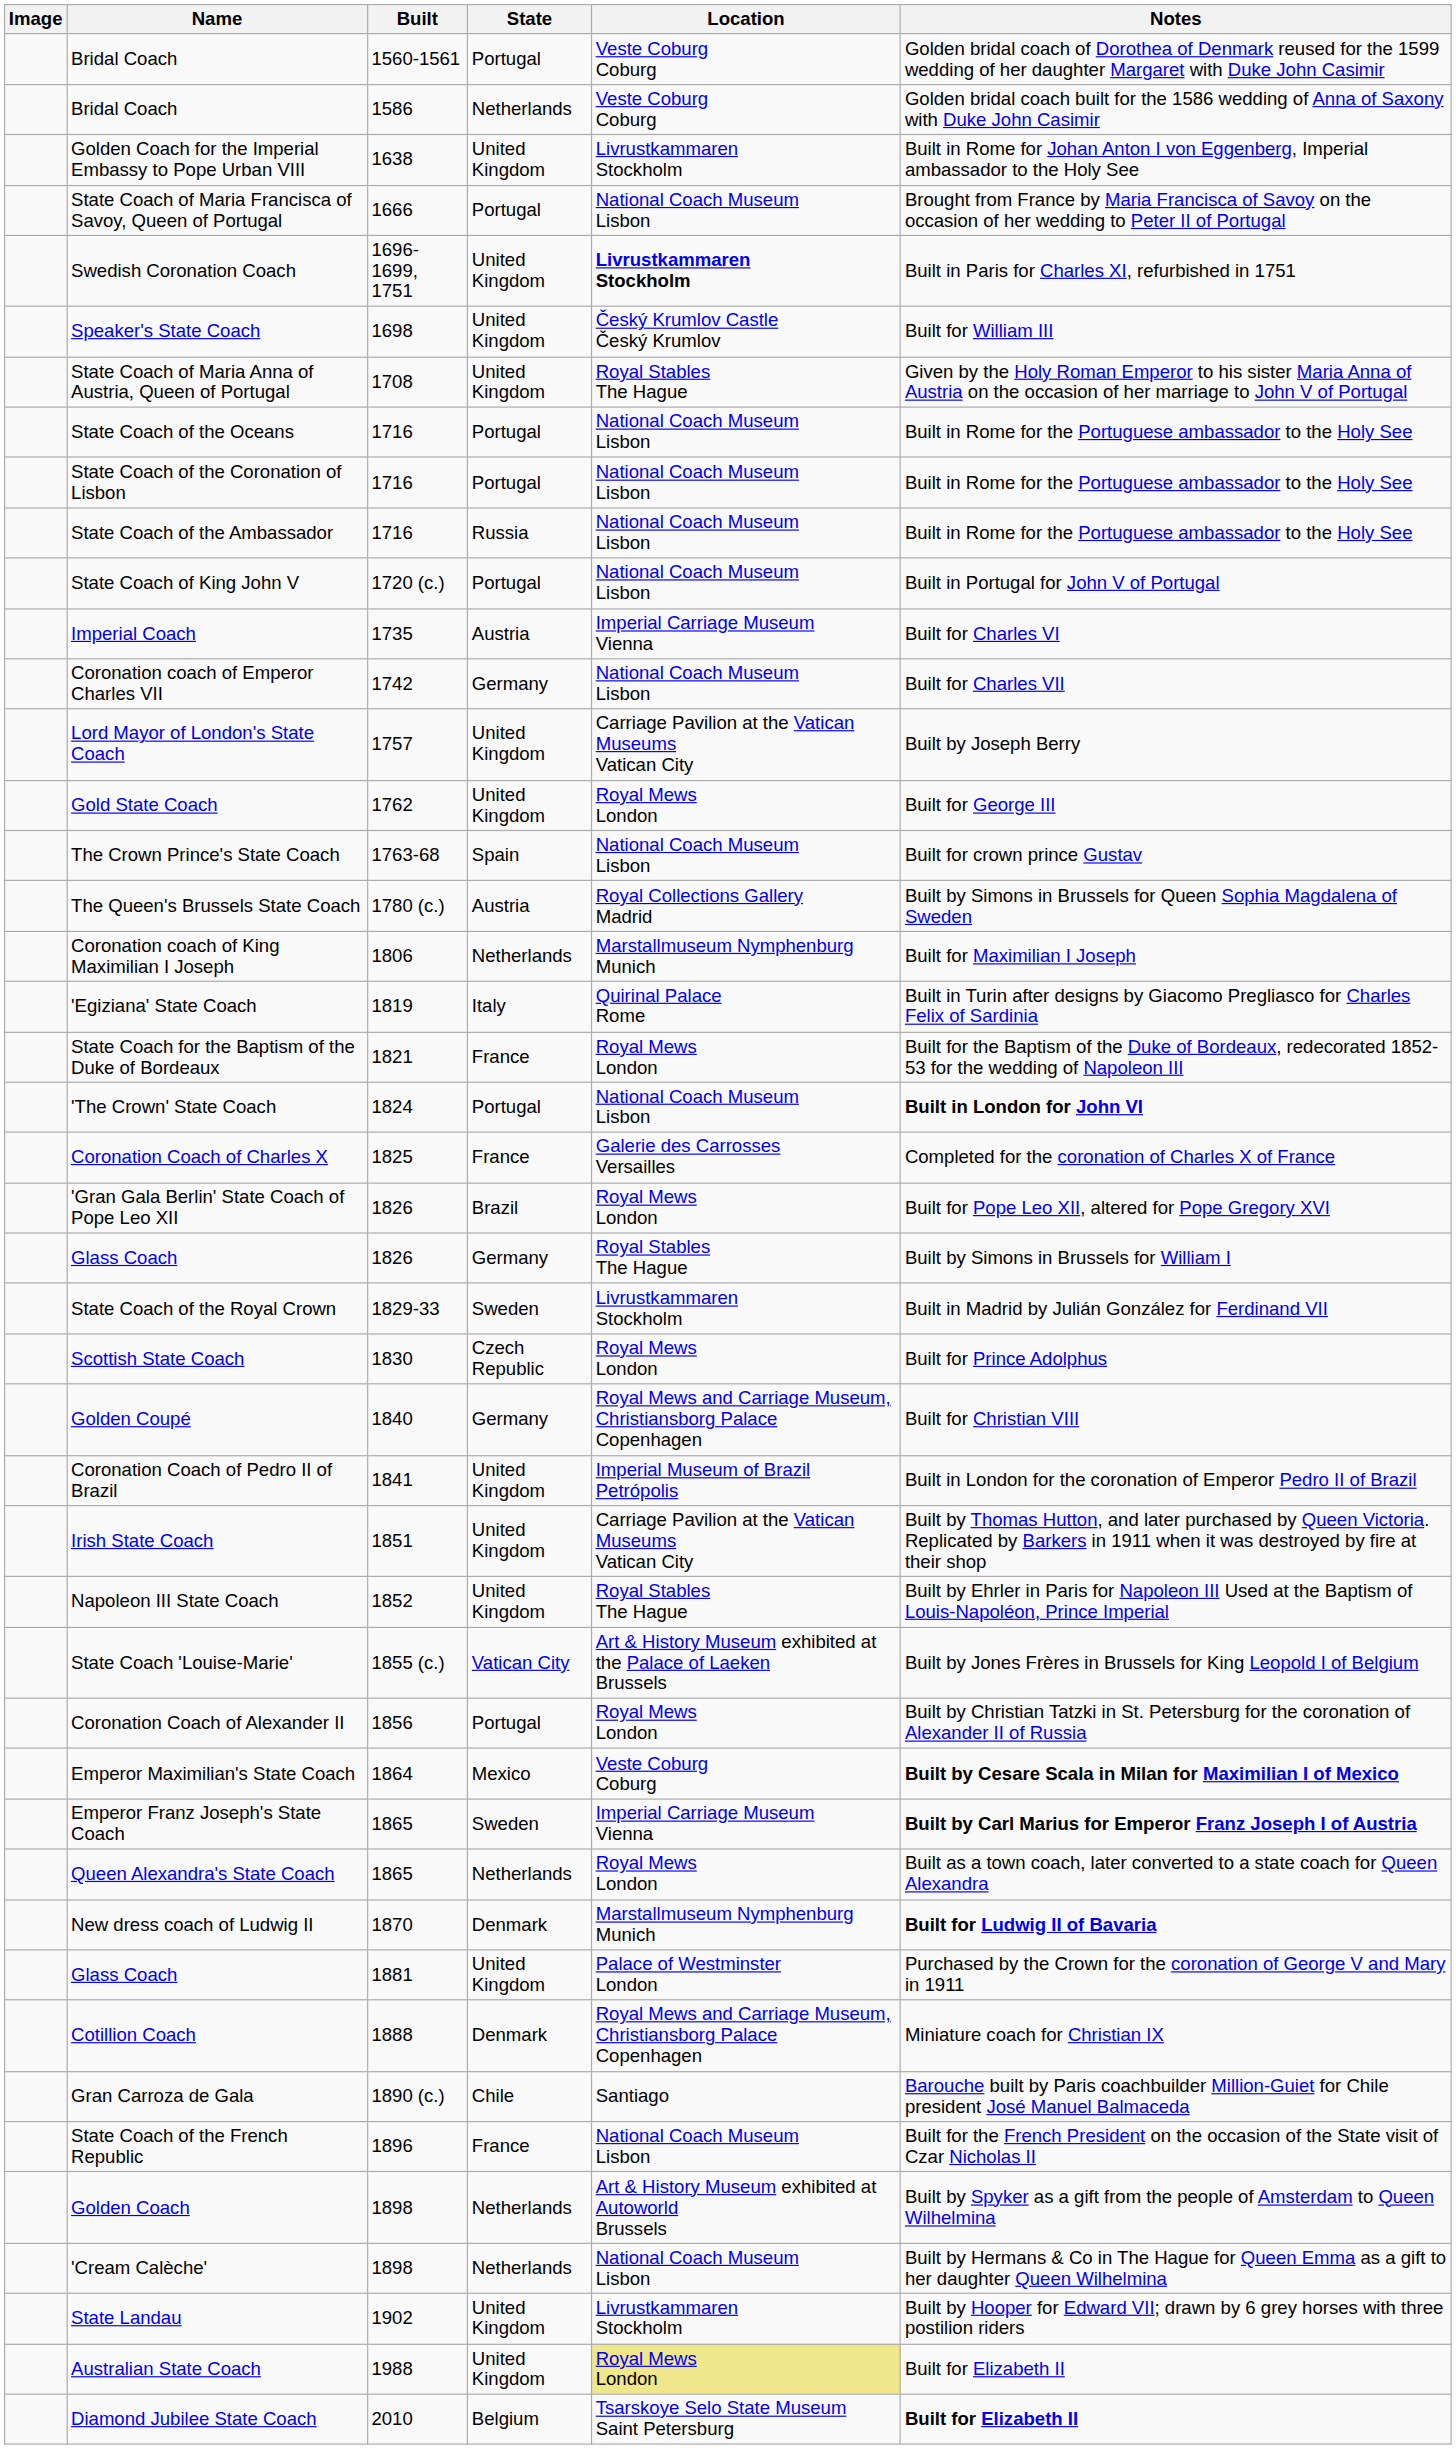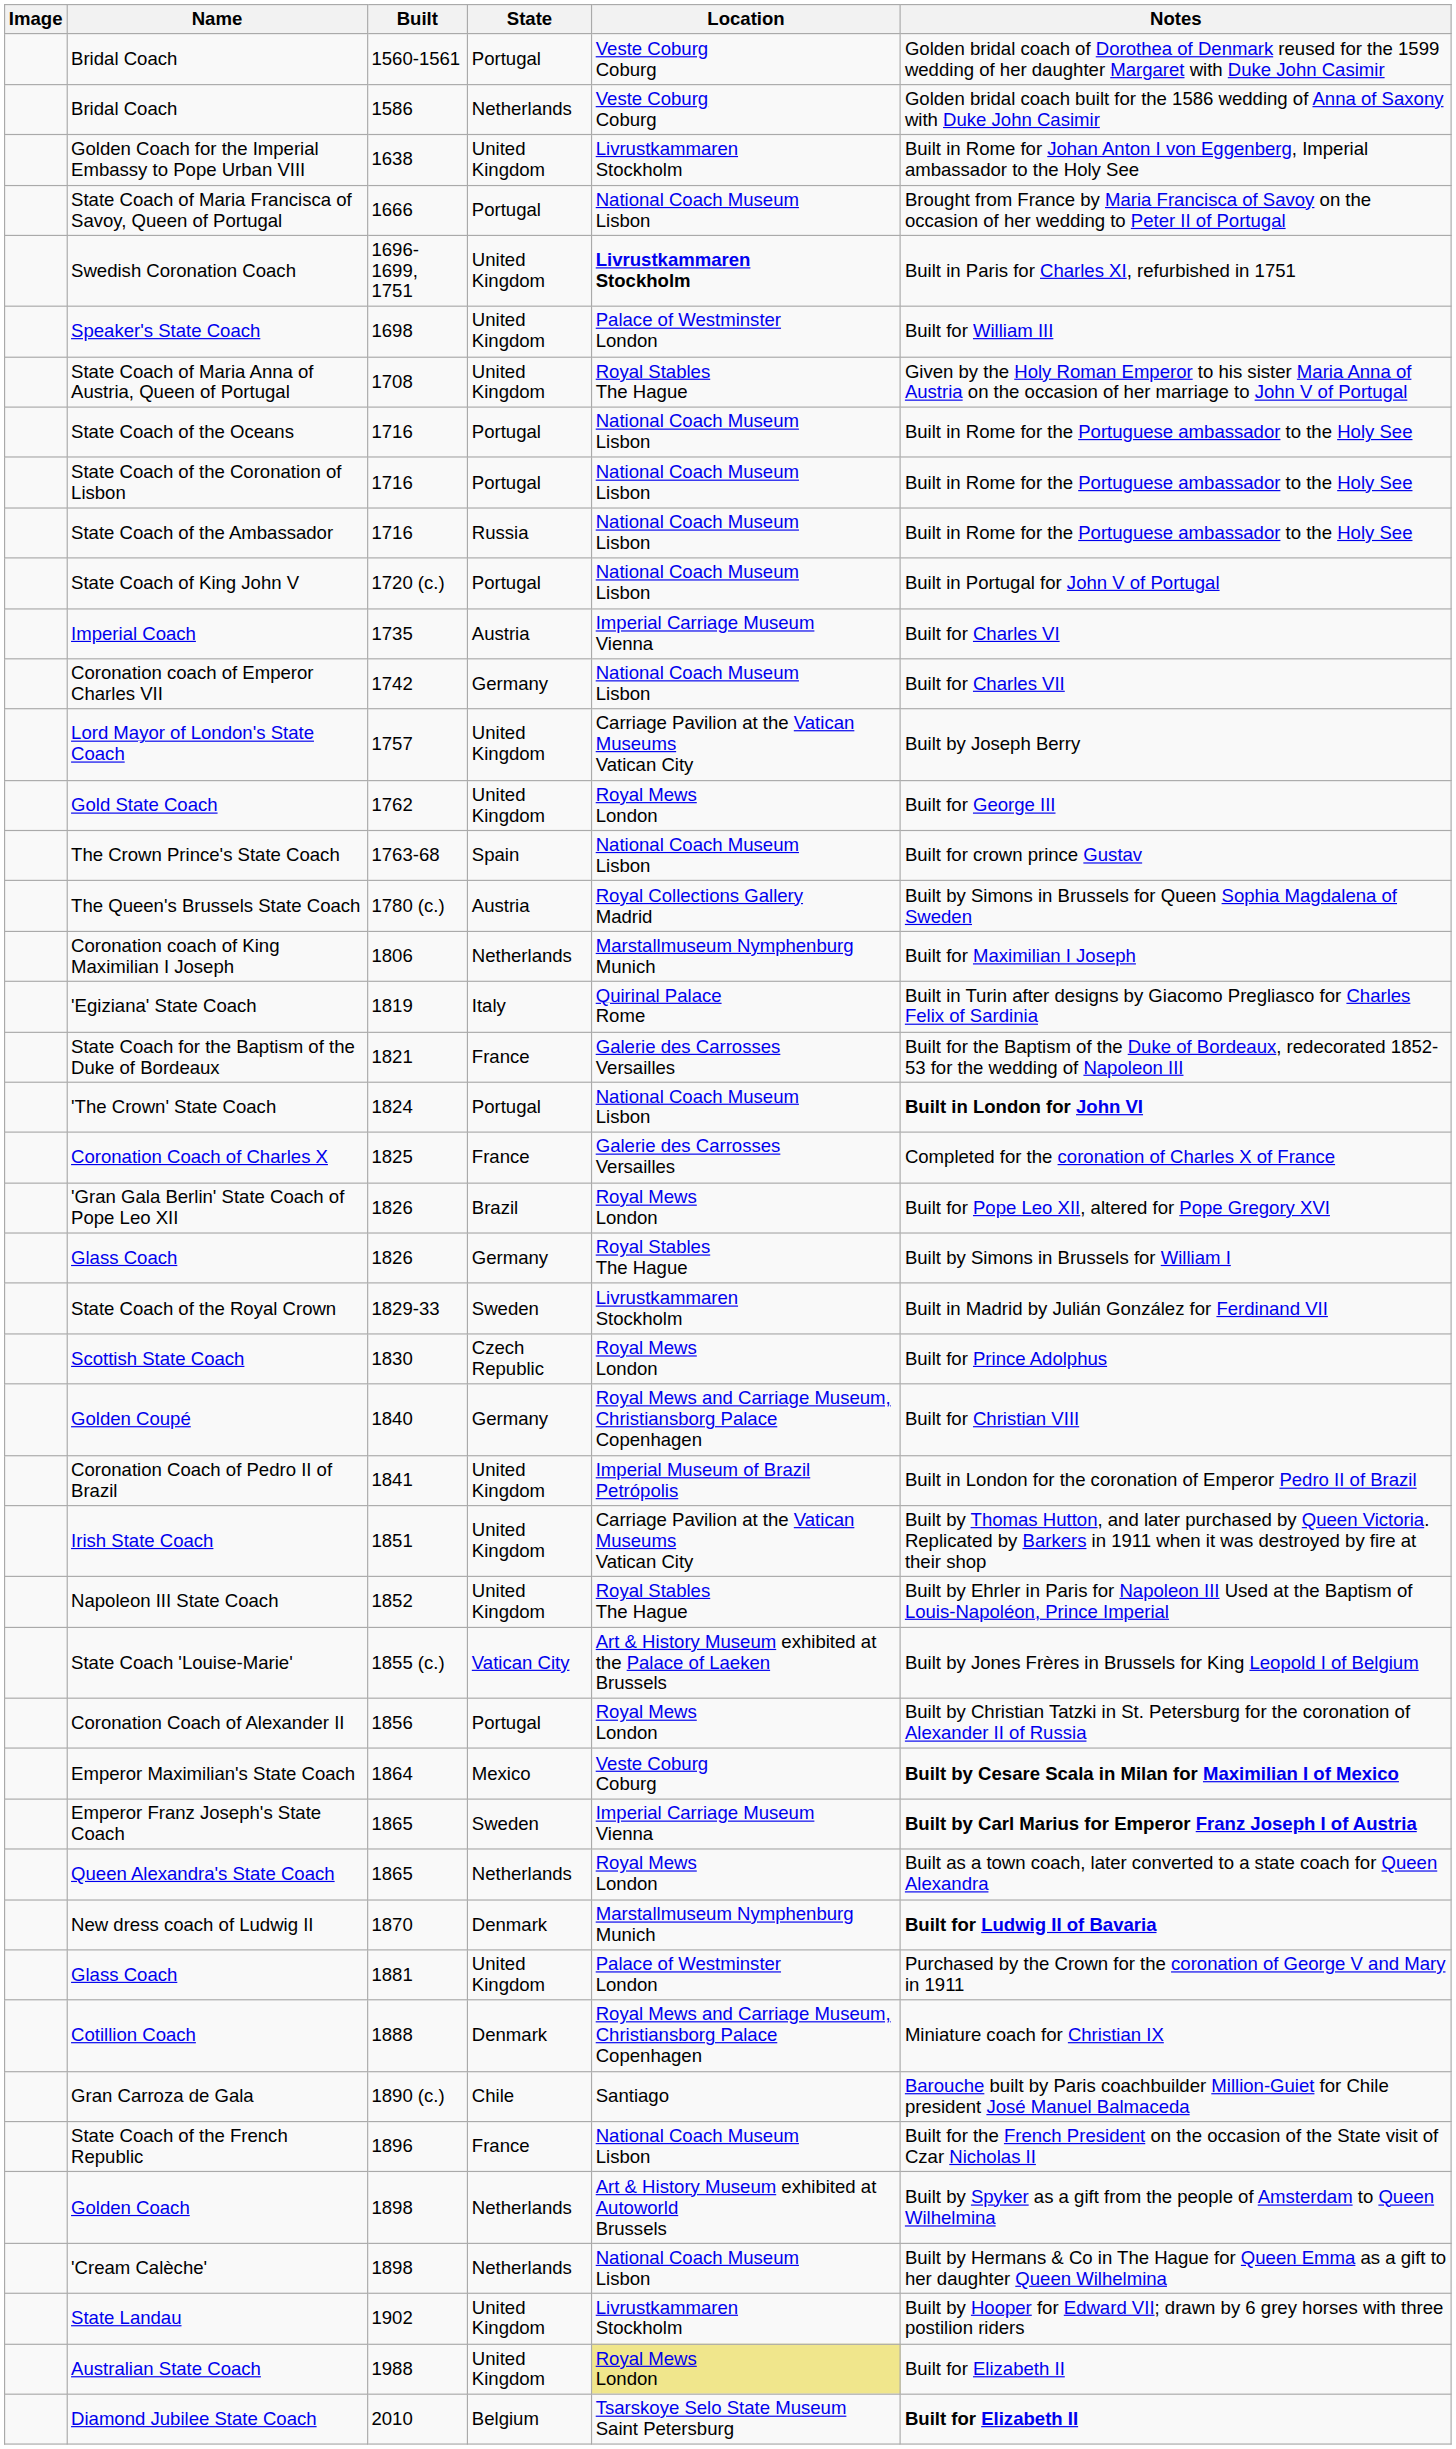(687, 331) Český Krumlov Castle Český Krumlov -> (688, 331) Palace of Westminster London
(646, 1056) Royal Mews London -> (688, 1056) Galerie des Carrosses Versailles
